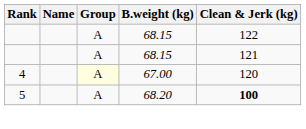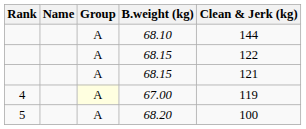+ row: (22, 34)
(249, 74) 120 -> (249, 94) 119
(249, 94) bold -> (249, 114) normal
